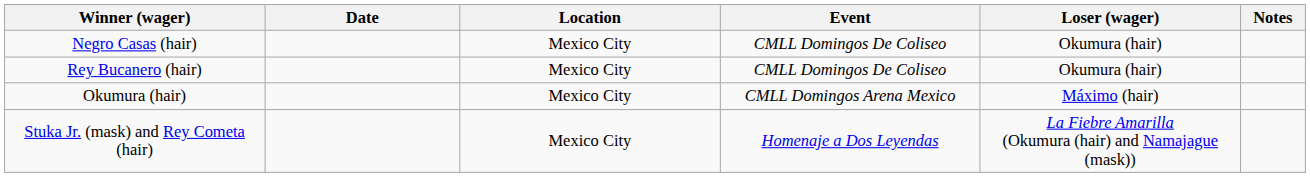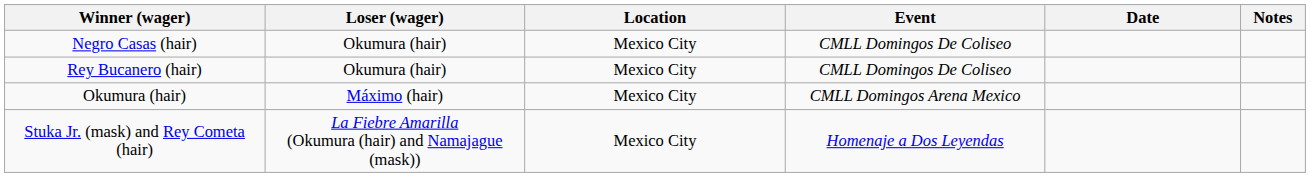columns swapped: (1110, 17) <-> (362, 17)
